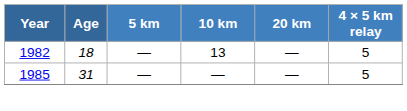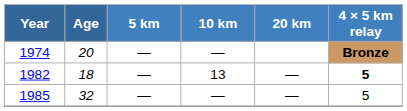+ row: (35, 52)
(366, 52) normal -> (366, 74) bold
(86, 74) 31 -> (86, 96) 32
